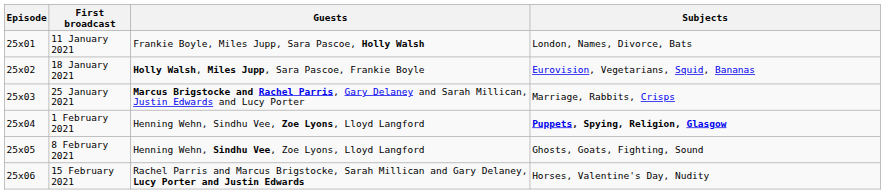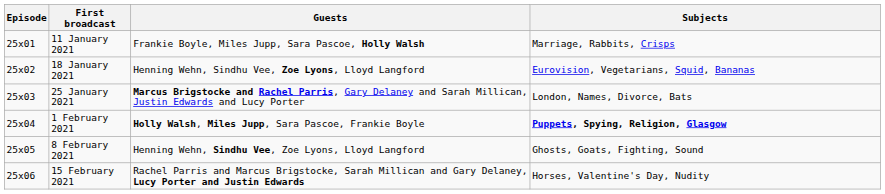(612, 44) London, Names, Divorce, Bats -> (604, 44) Marriage, Rabbits, Crisps
(279, 70) Holly Walsh, Miles Jupp, Sara Pascoe, Frankie Boyle -> (279, 70) Henning Wehn, Sindhu Vee, Zoe Lyons, Lloyd Langford
(604, 97) Marriage, Rabbits, Crisps -> (612, 97) London, Names, Divorce, Bats
(279, 123) Henning Wehn, Sindhu Vee, Zoe Lyons, Lloyd Langford -> (279, 123) Holly Walsh, Miles Jupp, Sara Pascoe, Frankie Boyle
